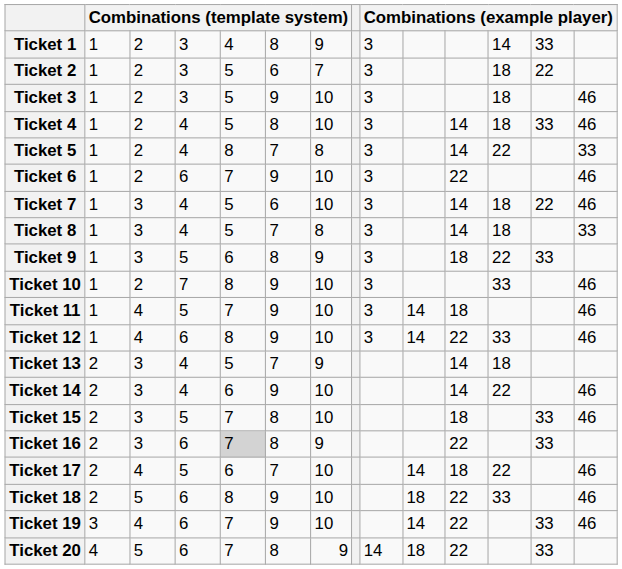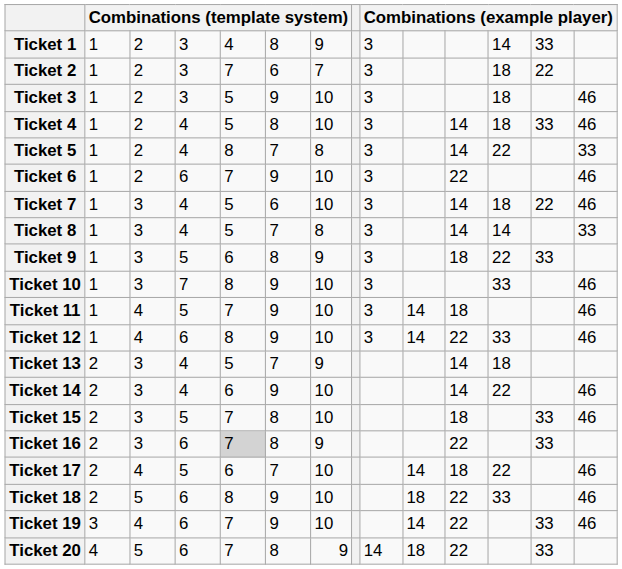(229, 71) 5 -> (229, 71) 7
(501, 230) 18 -> (501, 230) 14
(139, 284) 2 -> (139, 284) 3
